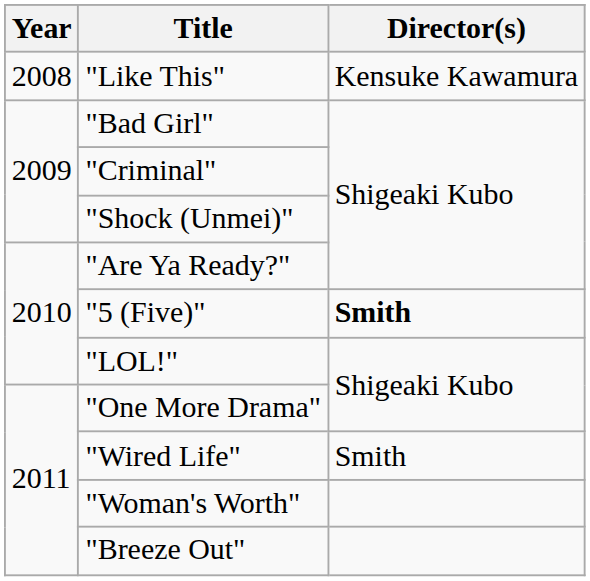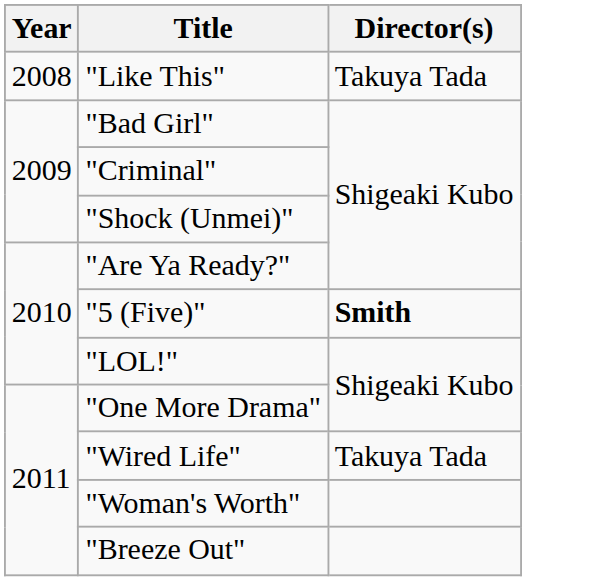(456, 75) Kensuke Kawamura -> (411, 75) Takuya Tada
(370, 455) Smith -> (411, 455) Takuya Tada
